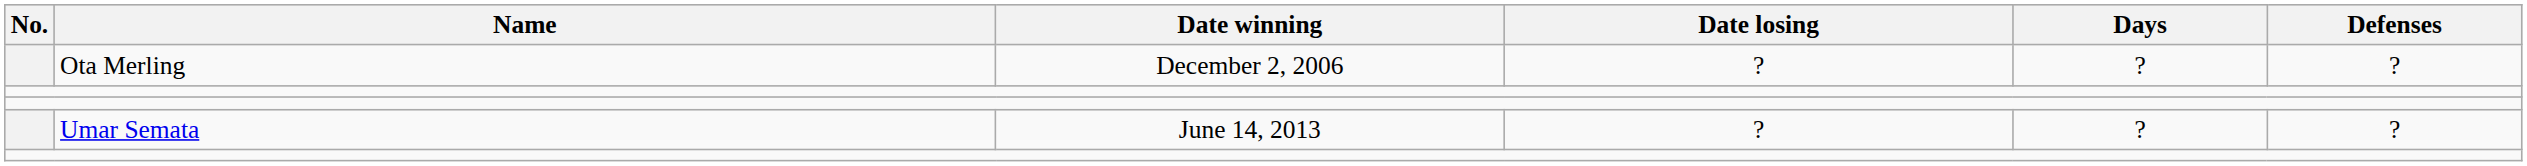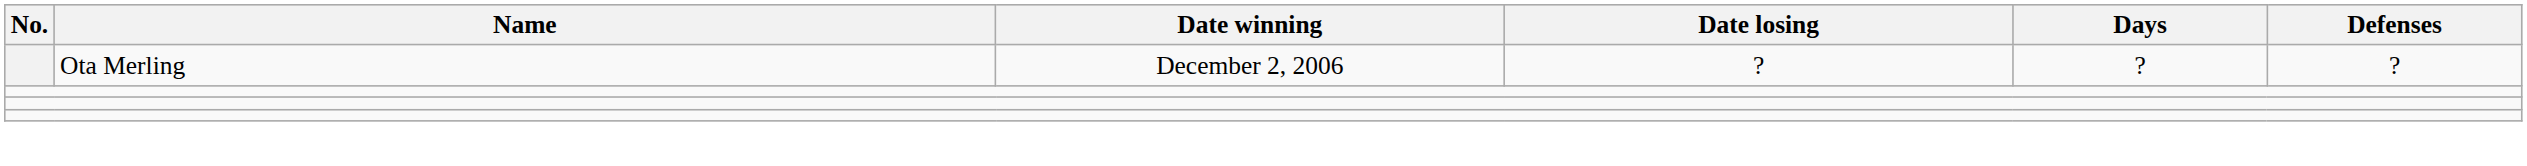- row: (130, 128)
